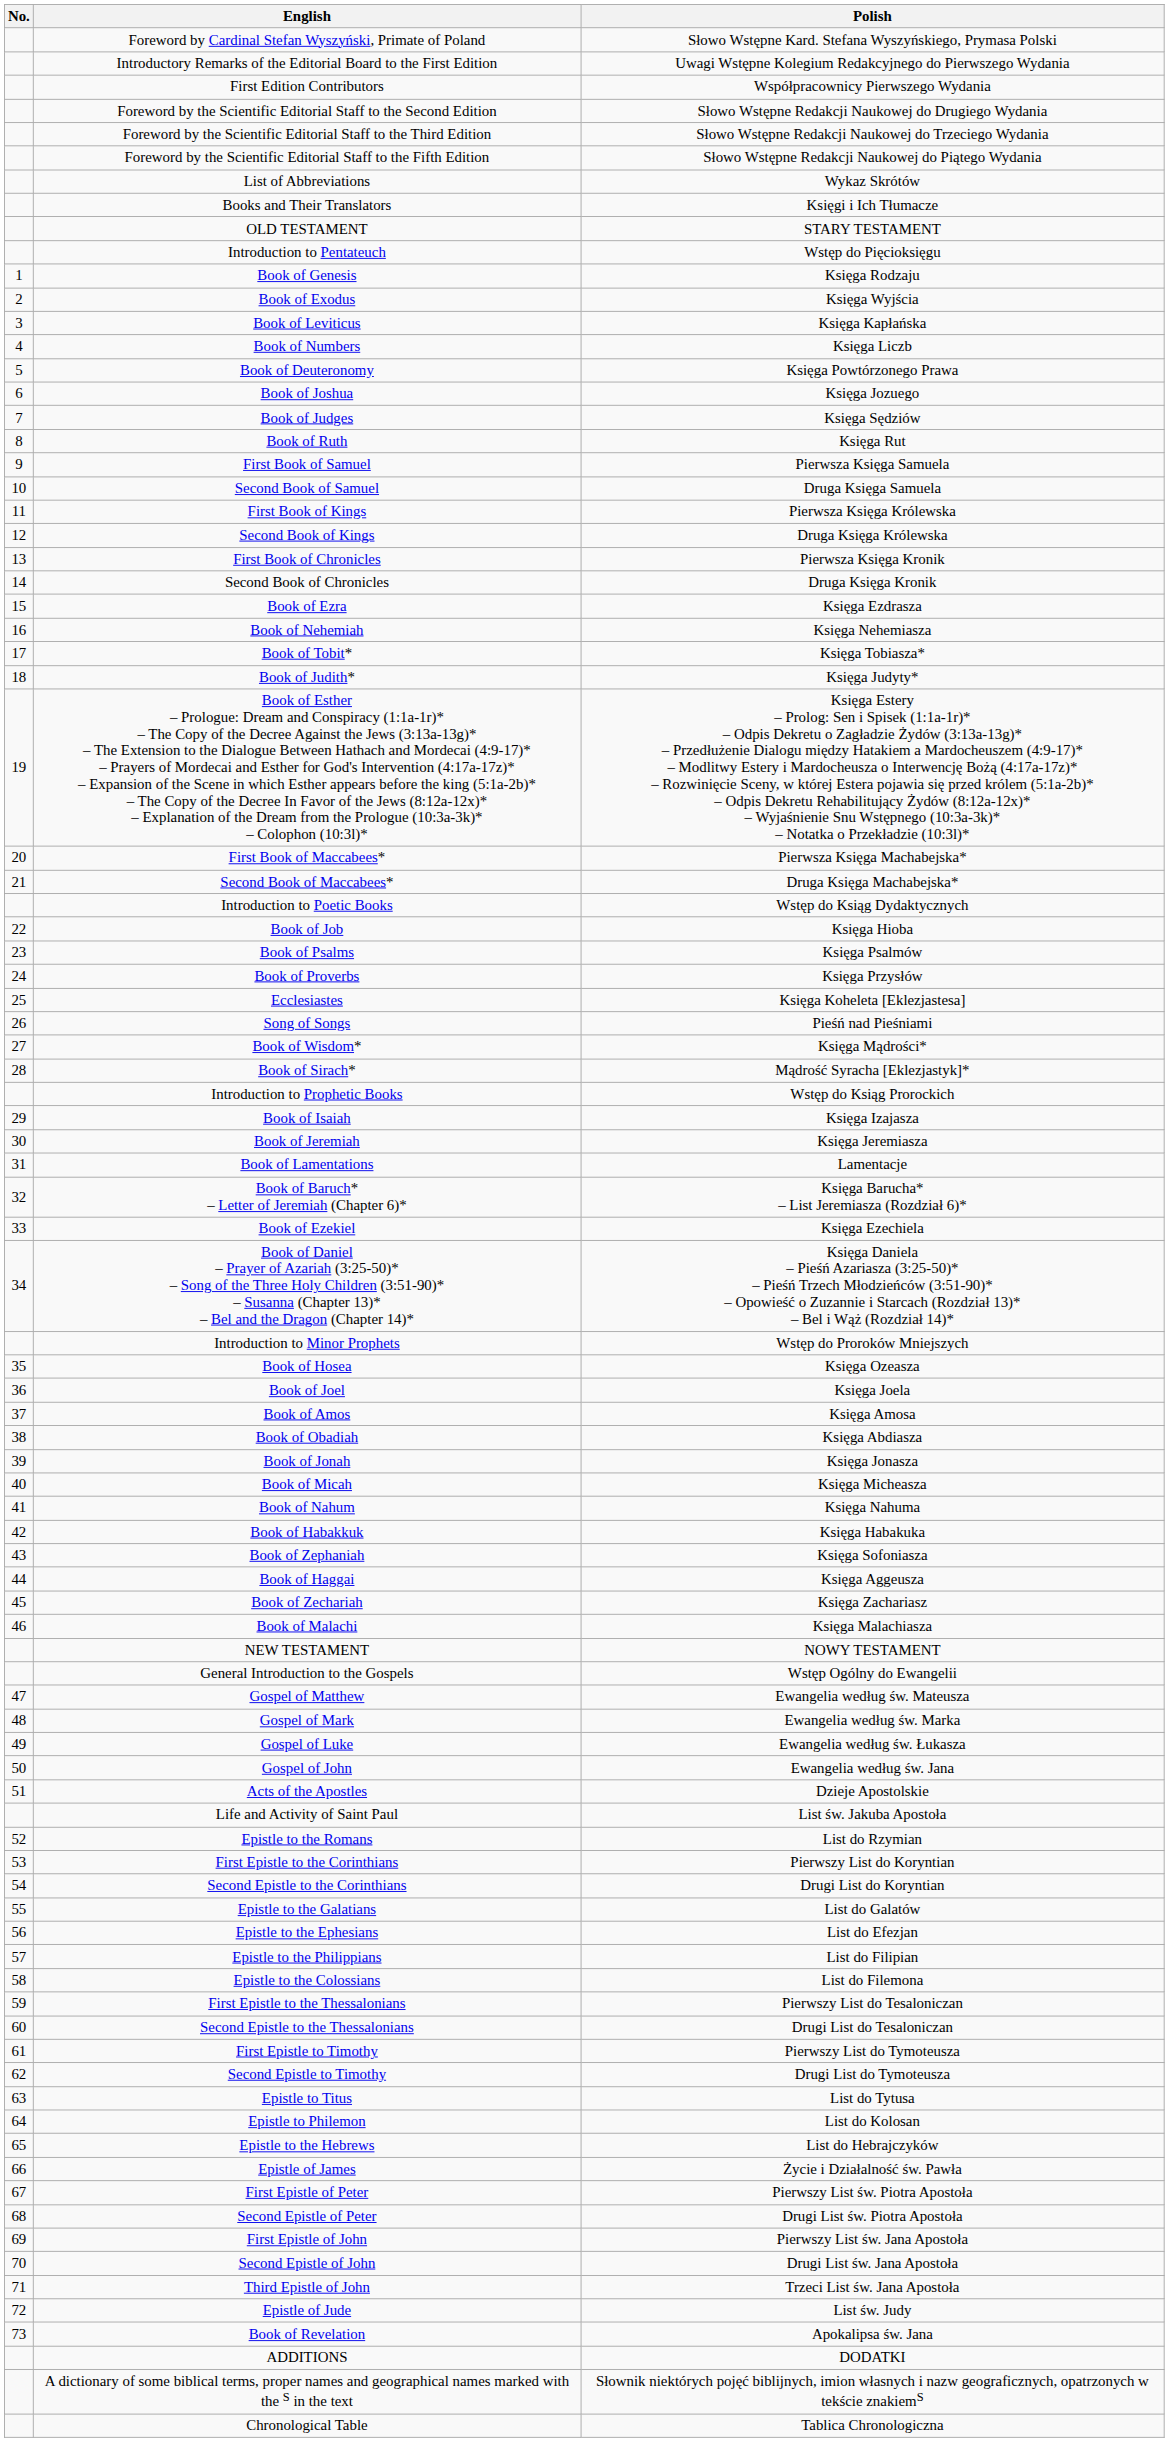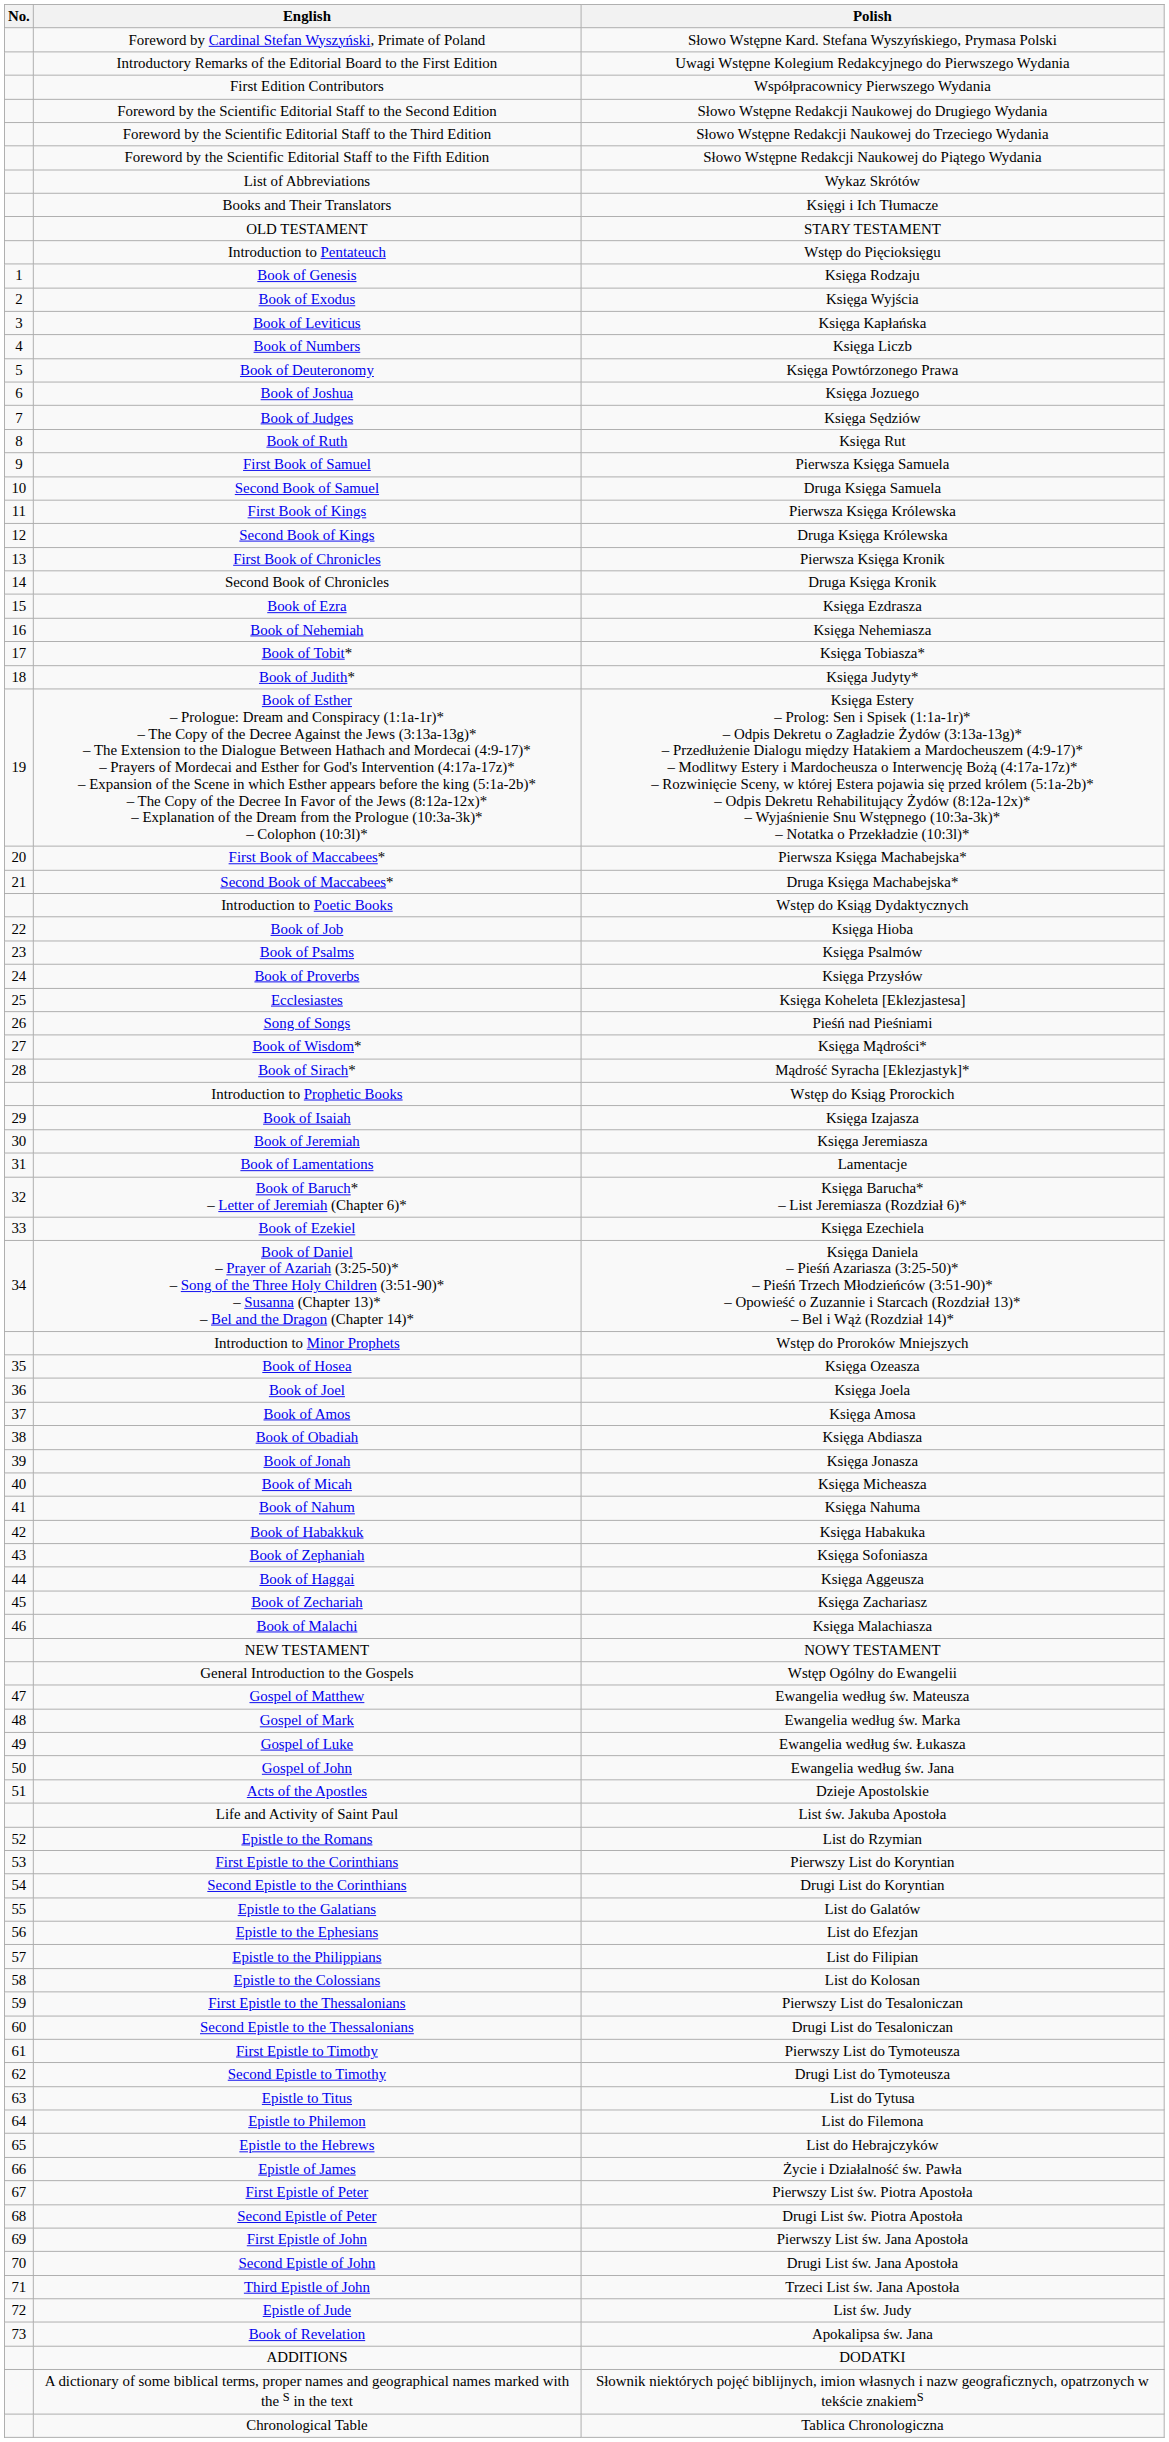(872, 1980) List do Filemona -> (872, 1980) List do Kolosan
(872, 2121) List do Kolosan -> (872, 2121) List do Filemona
